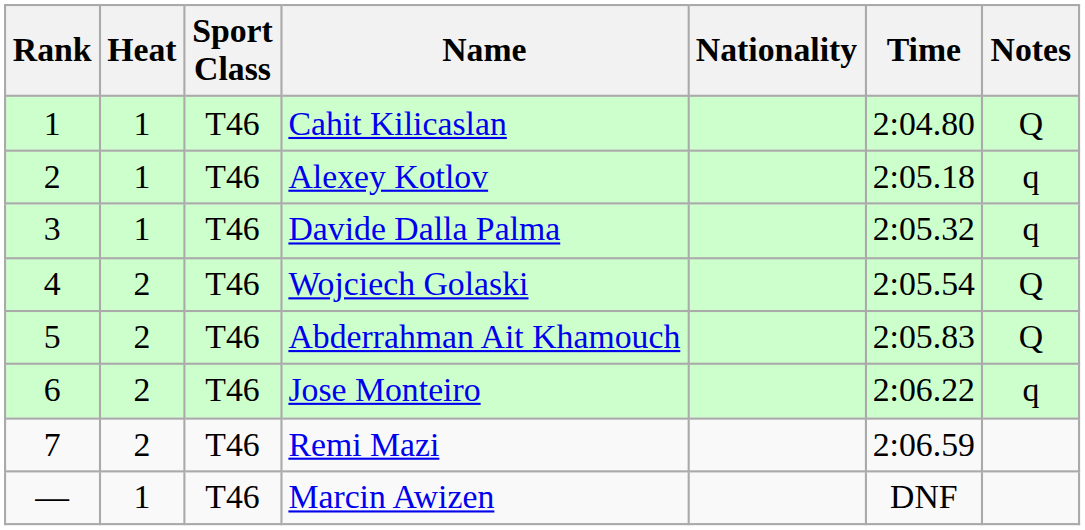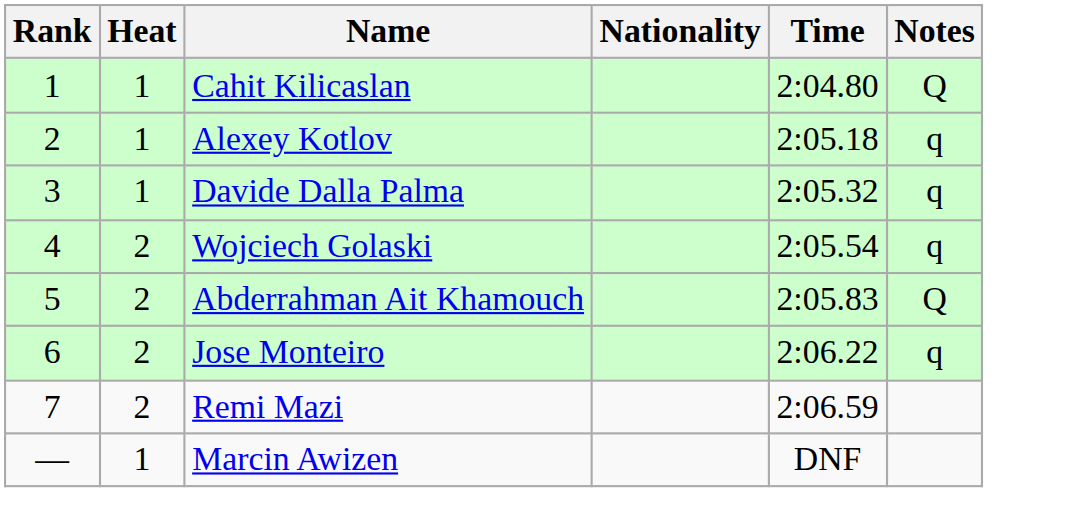- column: (232, 50)
(1031, 283) Q -> (935, 245) q
